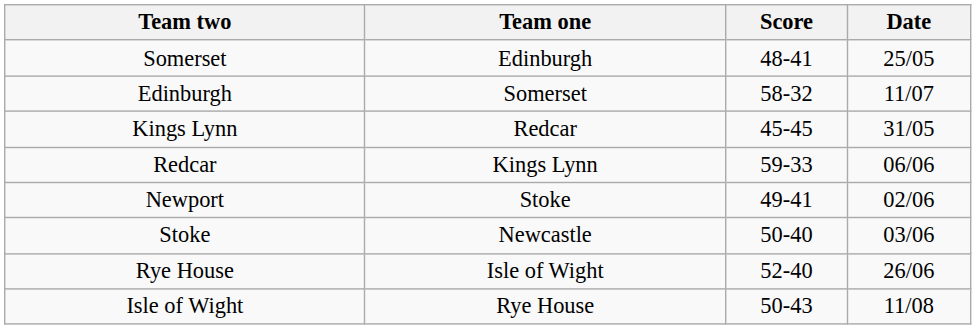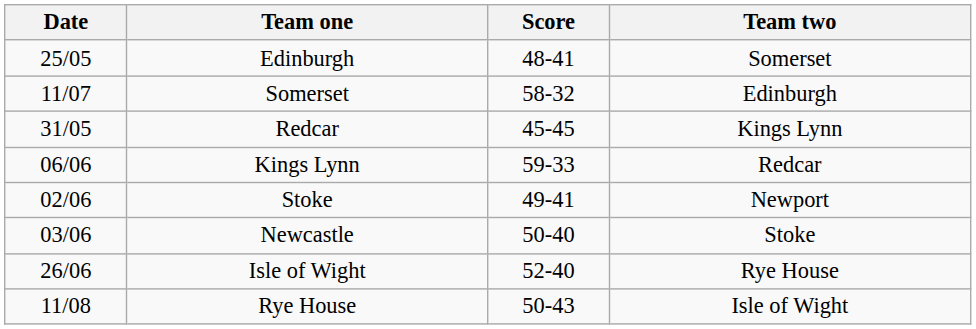columns swapped: (909, 22) <-> (185, 22)
